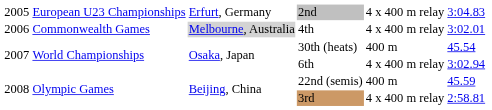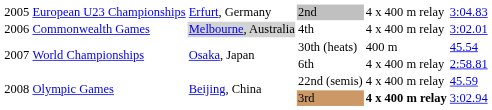(466, 63) 3:02.94 -> (469, 63) 2:58.81
(382, 81) 400 m -> (405, 81) 4 x 400 m relay
(405, 98) normal -> (406, 98) bold
(466, 98) 2:58.81 -> (469, 98) 3:02.94
